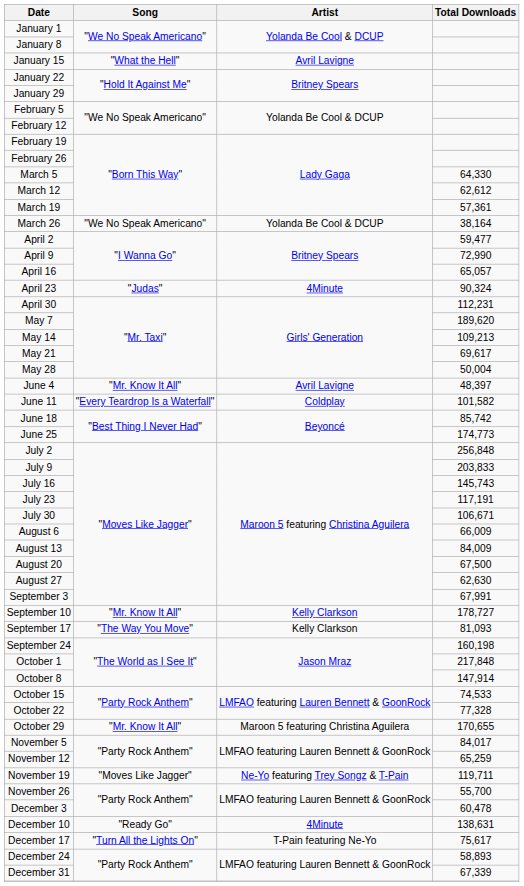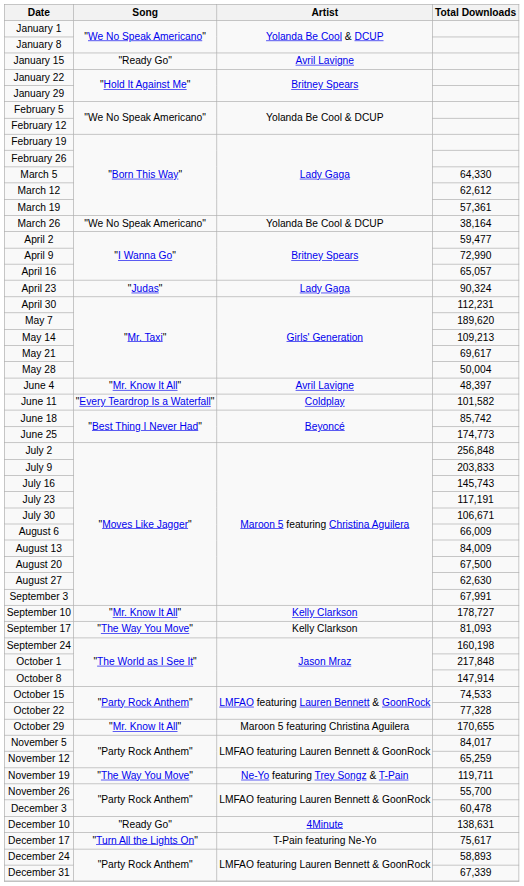(145, 61) "What the Hell" -> (145, 61) "Ready Go"
(325, 288) 4Minute -> (325, 288) Lady Gaga
(145, 775) "Moves Like Jagger" -> (145, 775) "The Way You Move"
